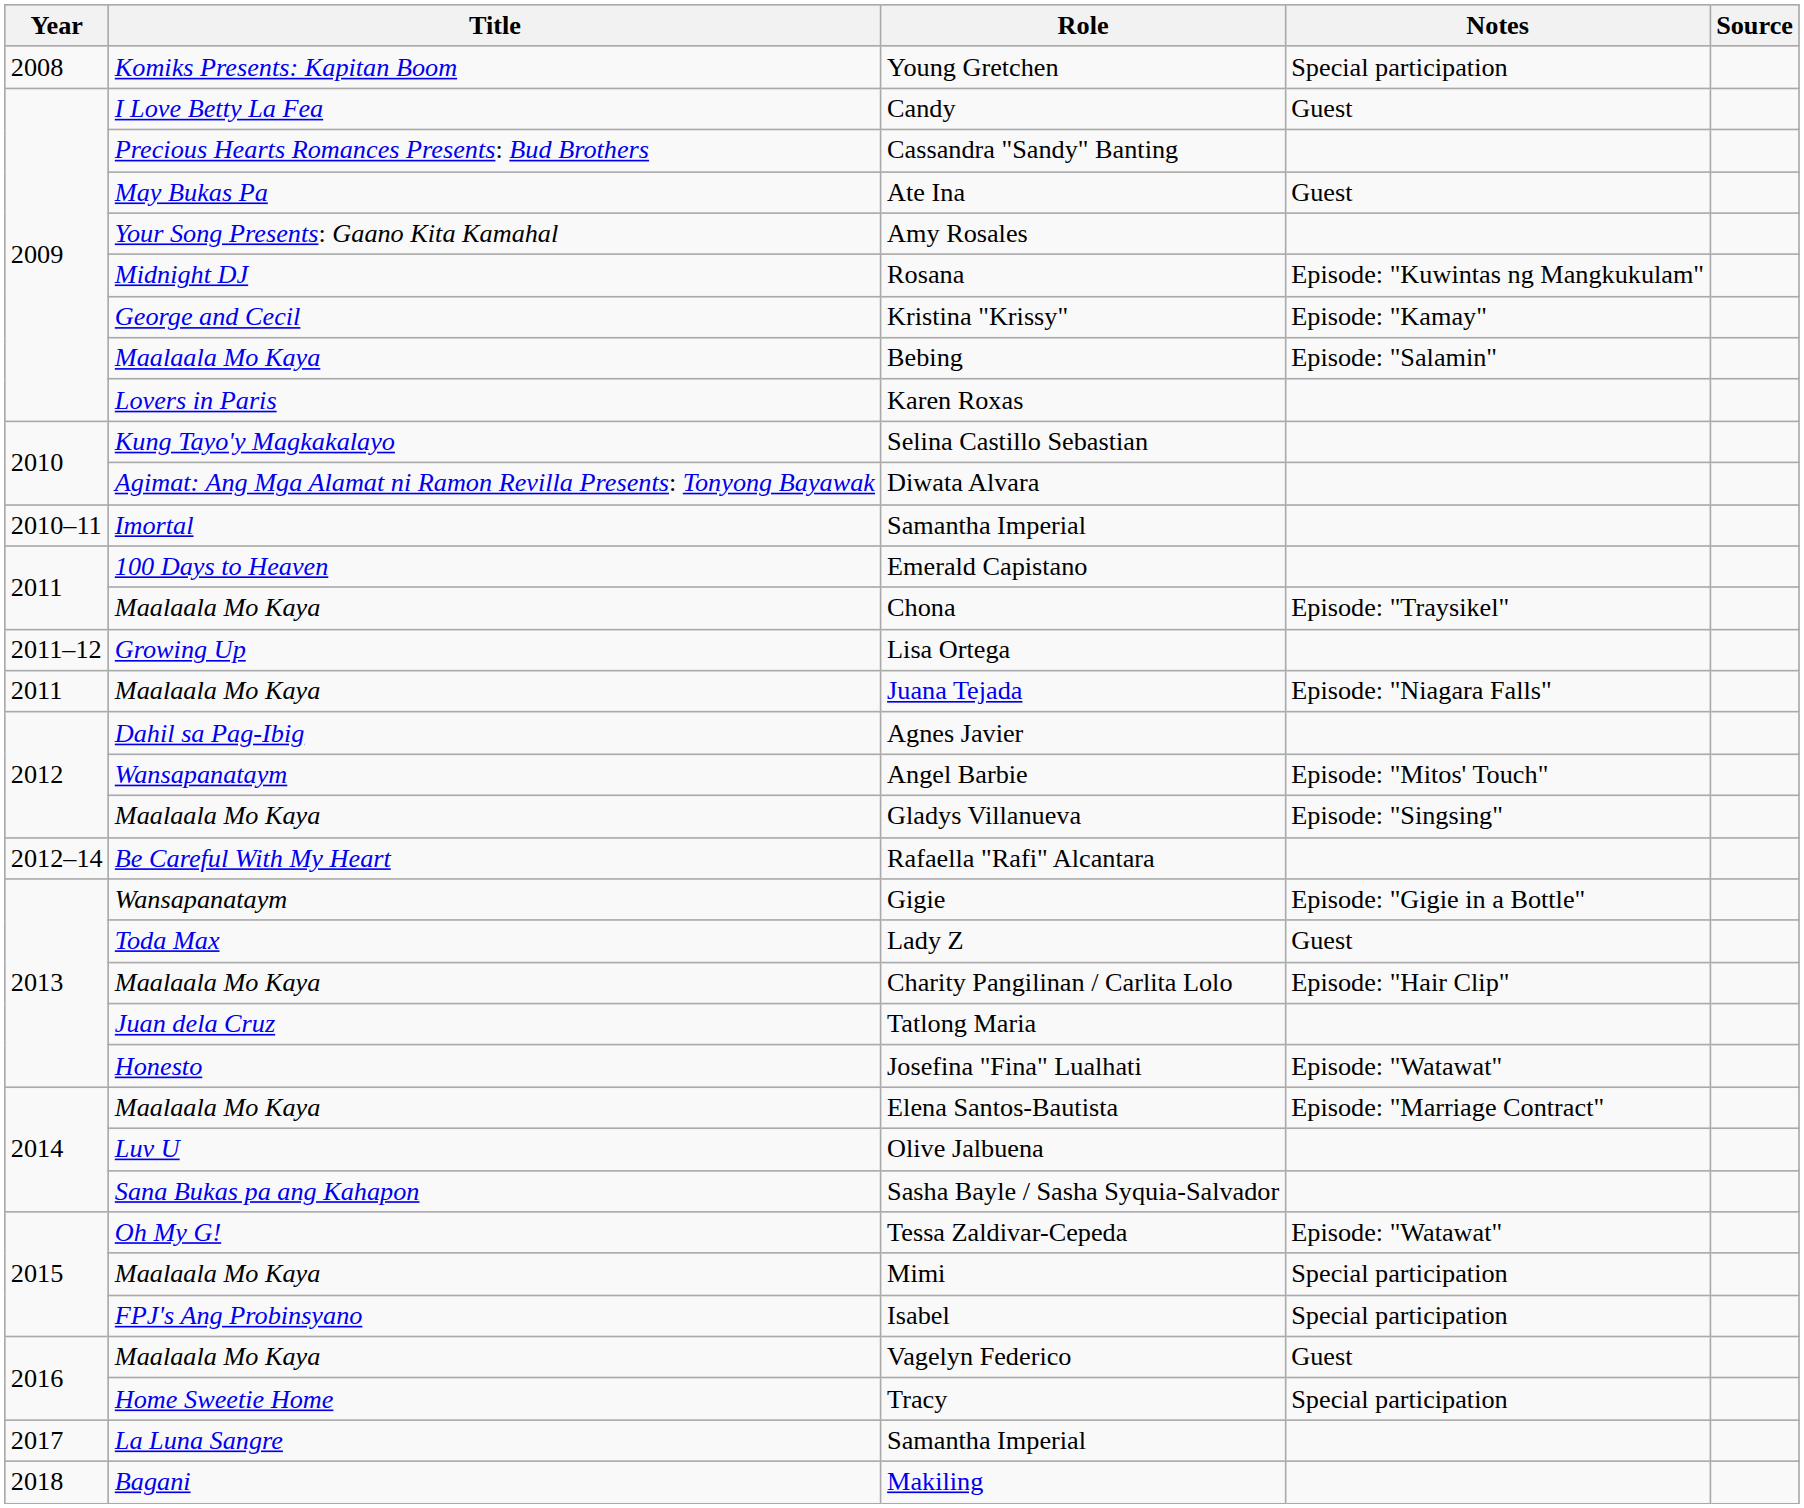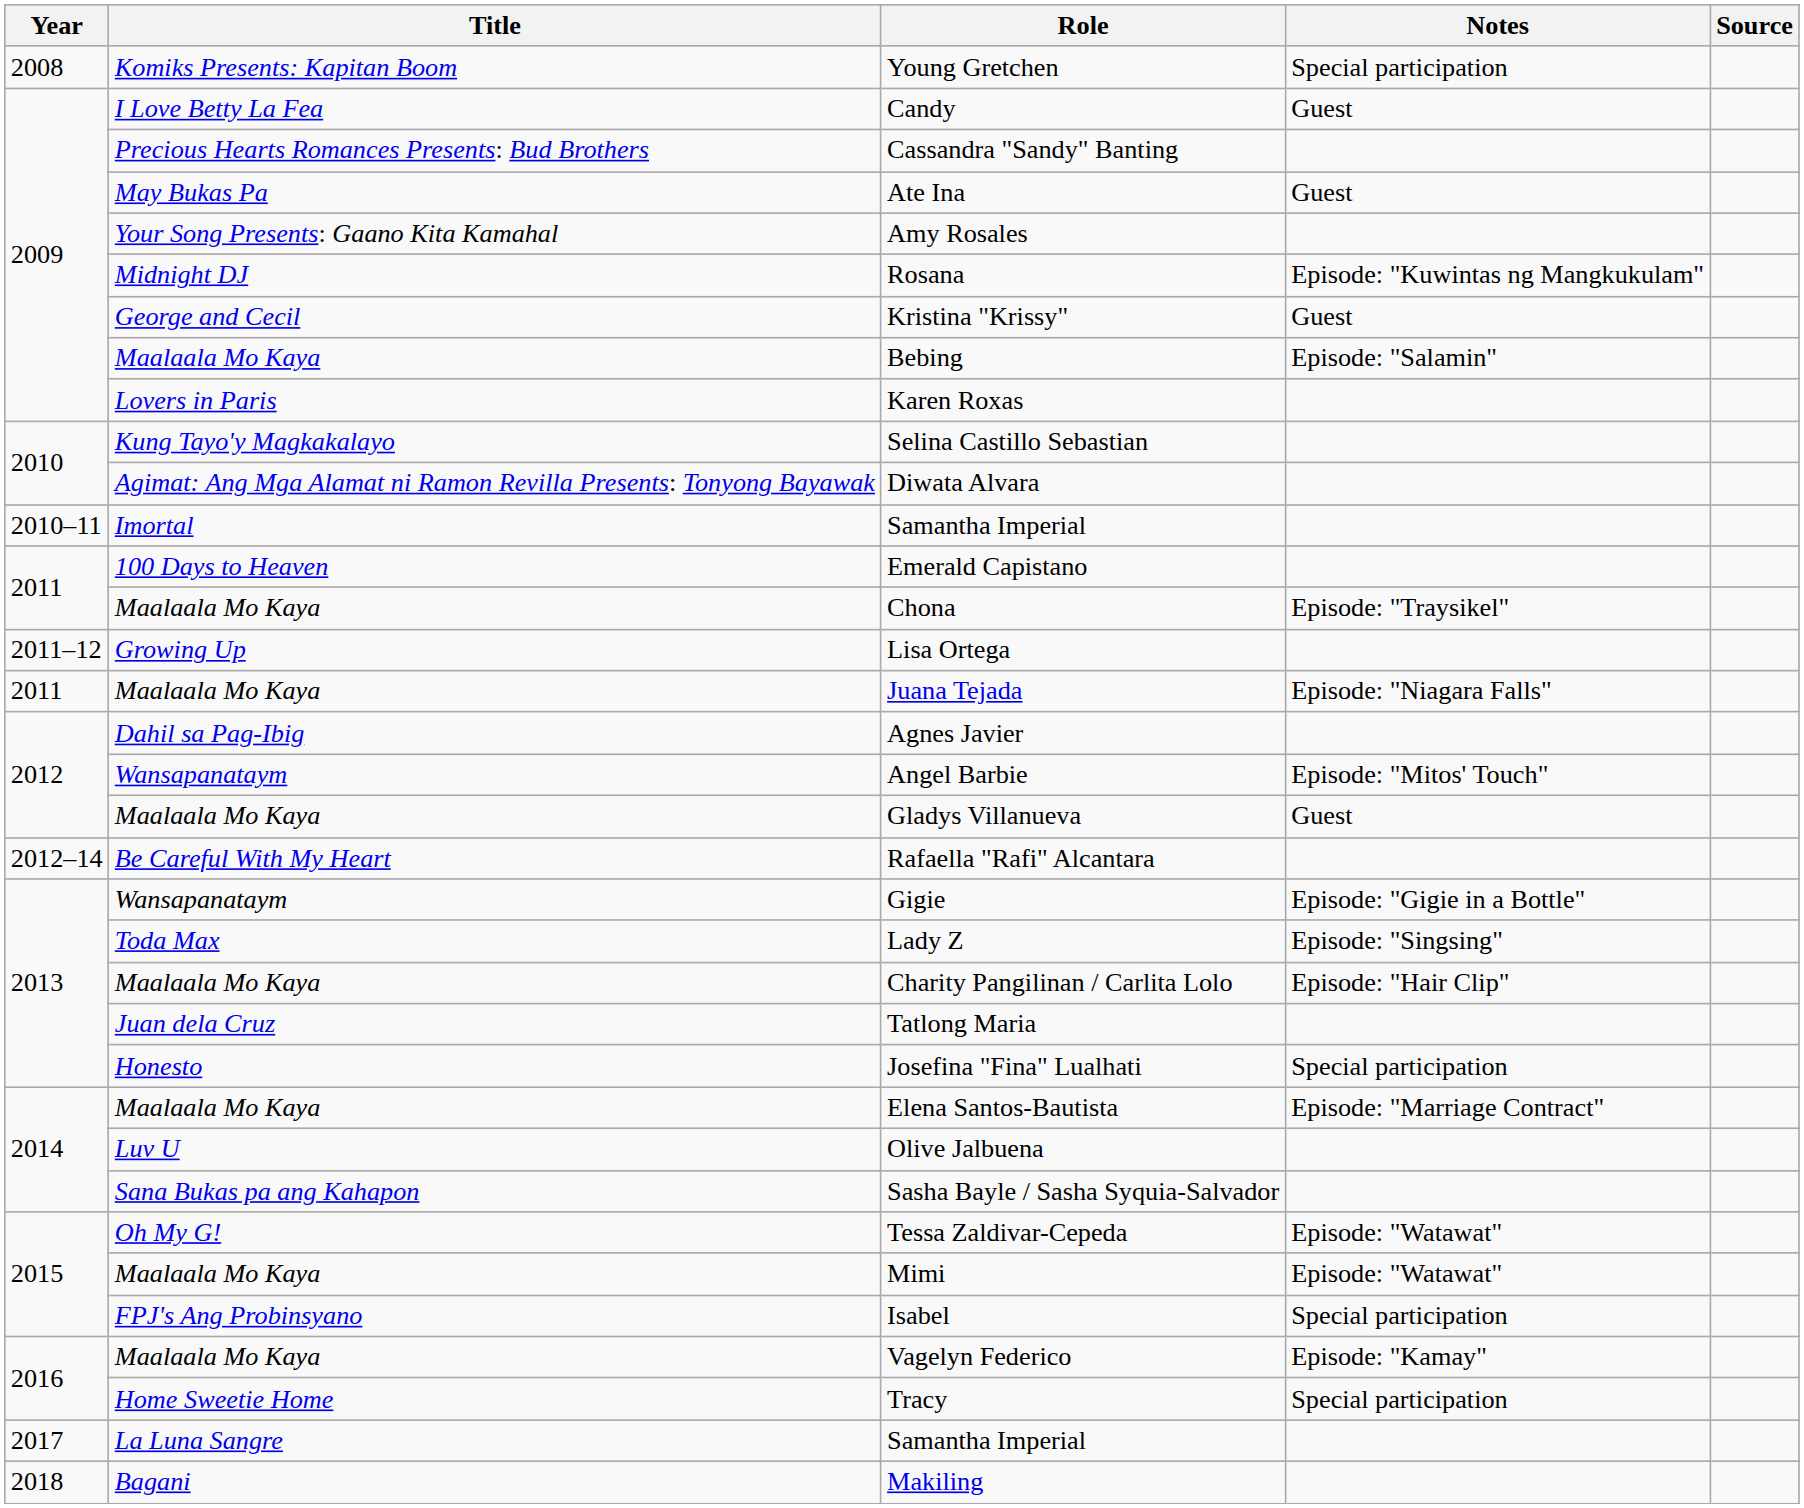(1389, 316) Episode: "Kamay" -> (1322, 316) Guest
(1397, 815) Episode: "Singsing" -> (1322, 815) Guest
(1322, 940) Guest -> (1397, 940) Episode: "Singsing"
(1397, 1065) Episode: "Watawat" -> (1399, 1065) Special participation
(1399, 1273) Special participation -> (1397, 1273) Episode: "Watawat"
(1322, 1356) Guest -> (1389, 1356) Episode: "Kamay"
